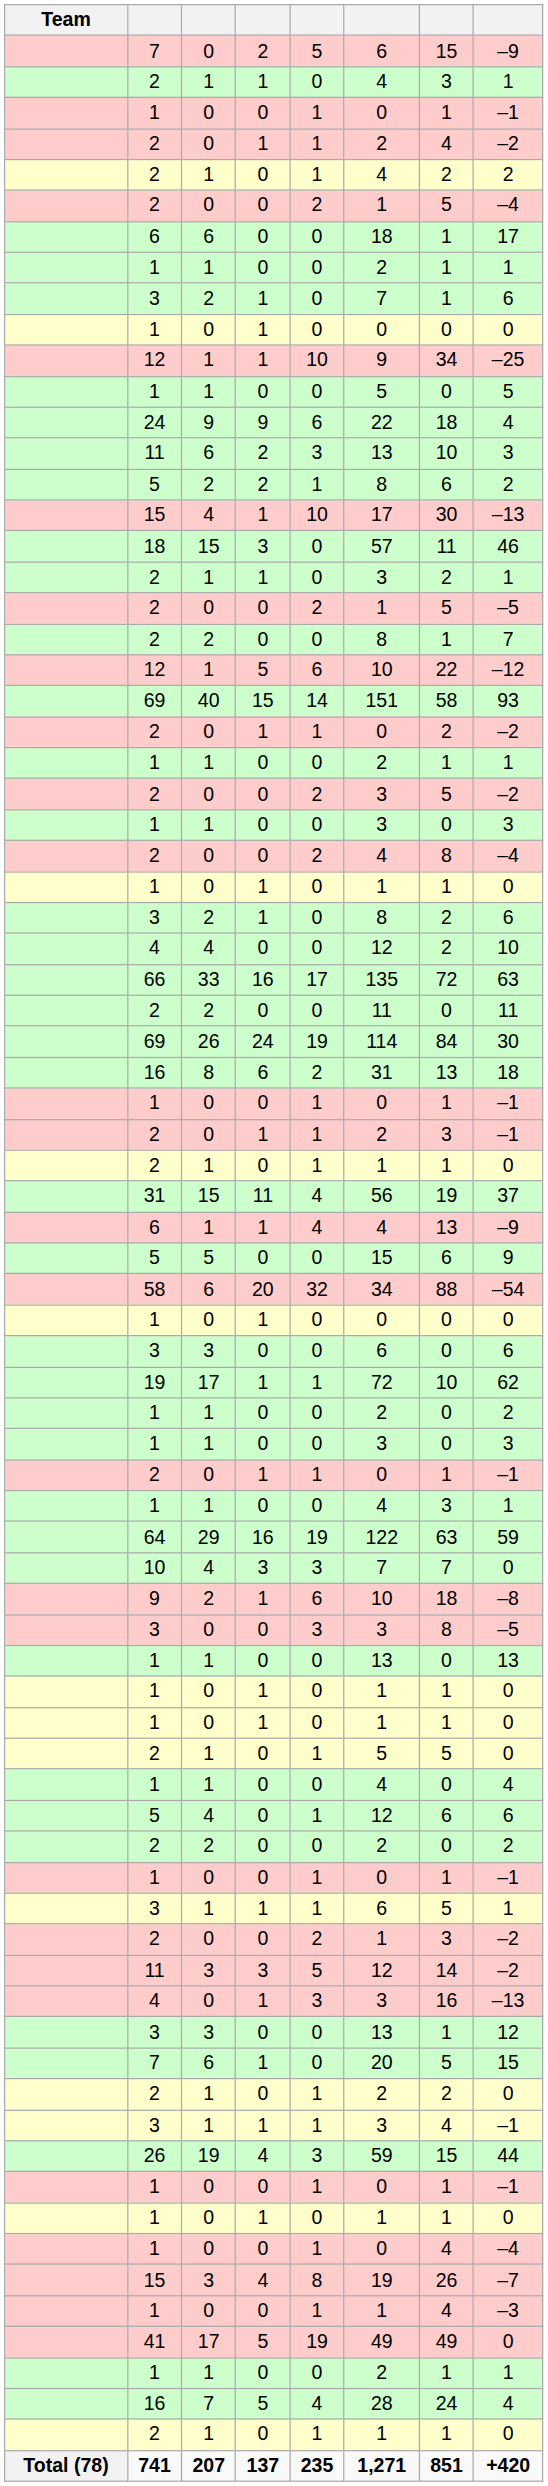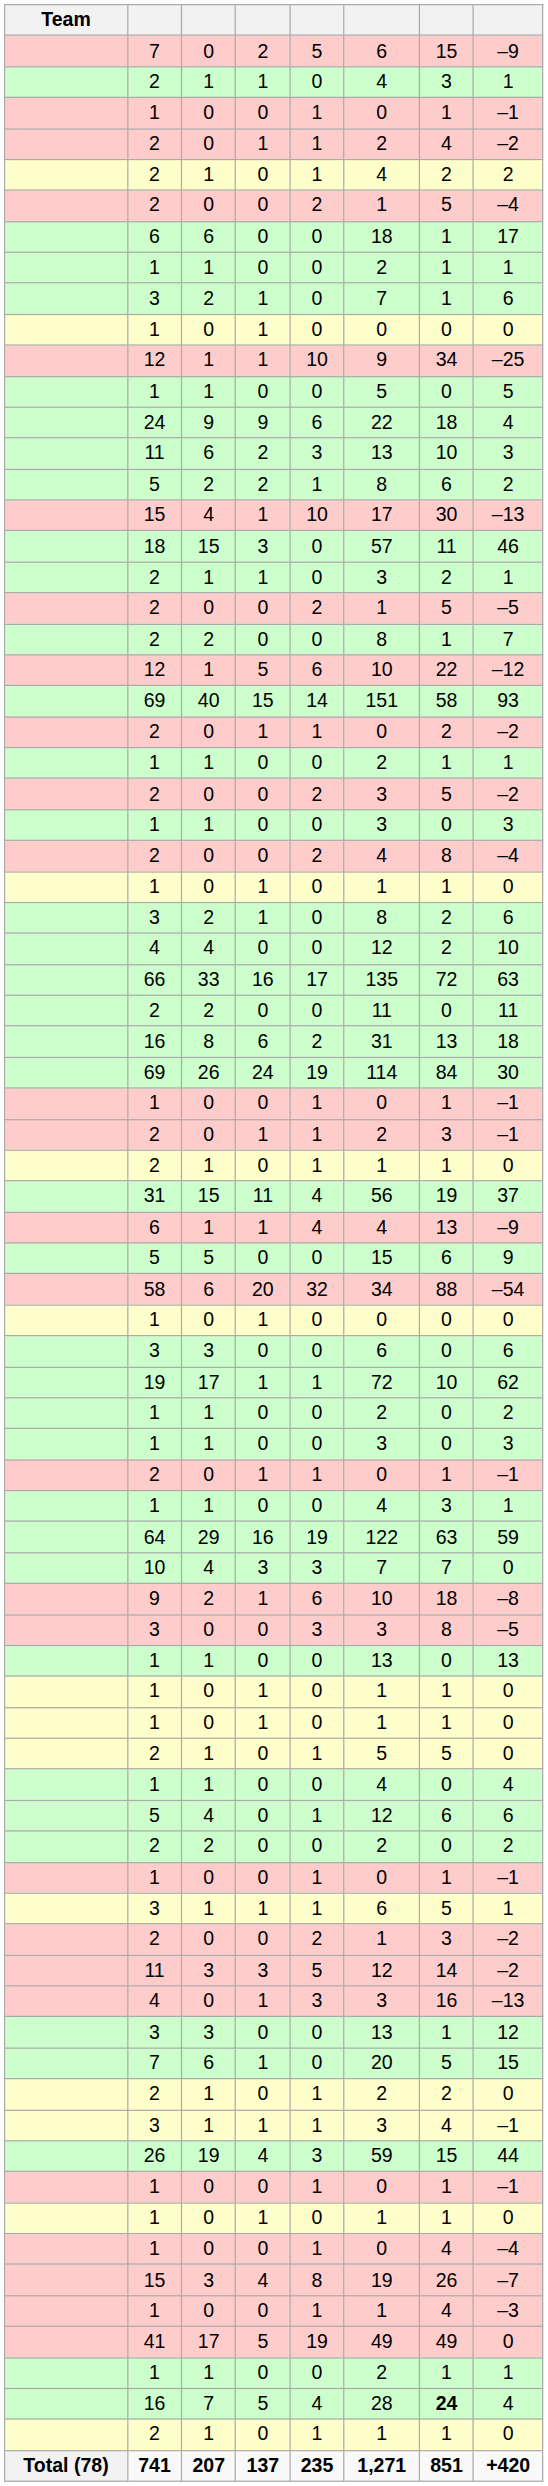rows swapped: (155, 1072) <-> (155, 1041)
(447, 2403) normal -> (447, 2403) bold
